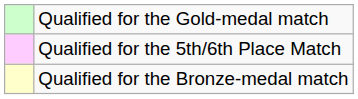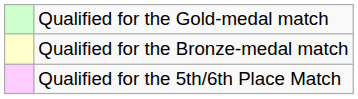rows swapped: (193, 78) <-> (190, 49)
